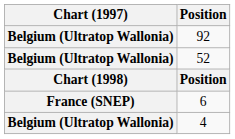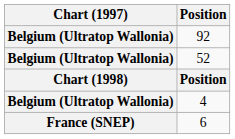rows swapped: (203, 123) <-> (203, 101)
